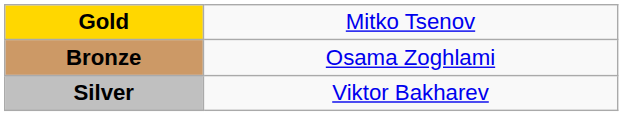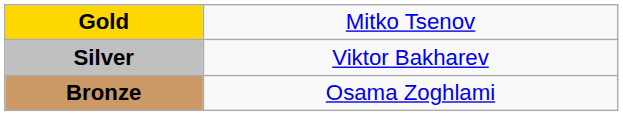rows swapped: (104, 92) <-> (104, 57)
